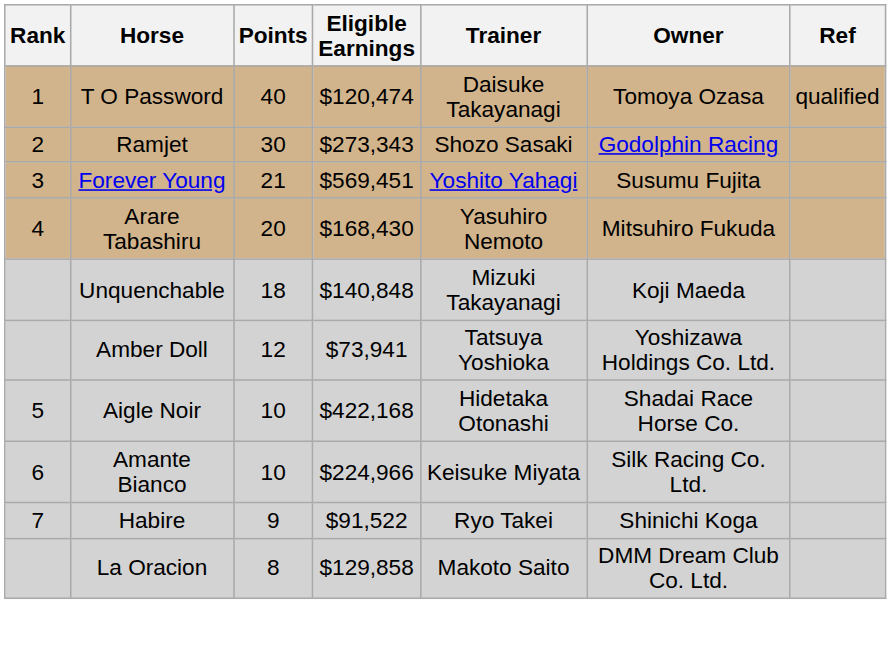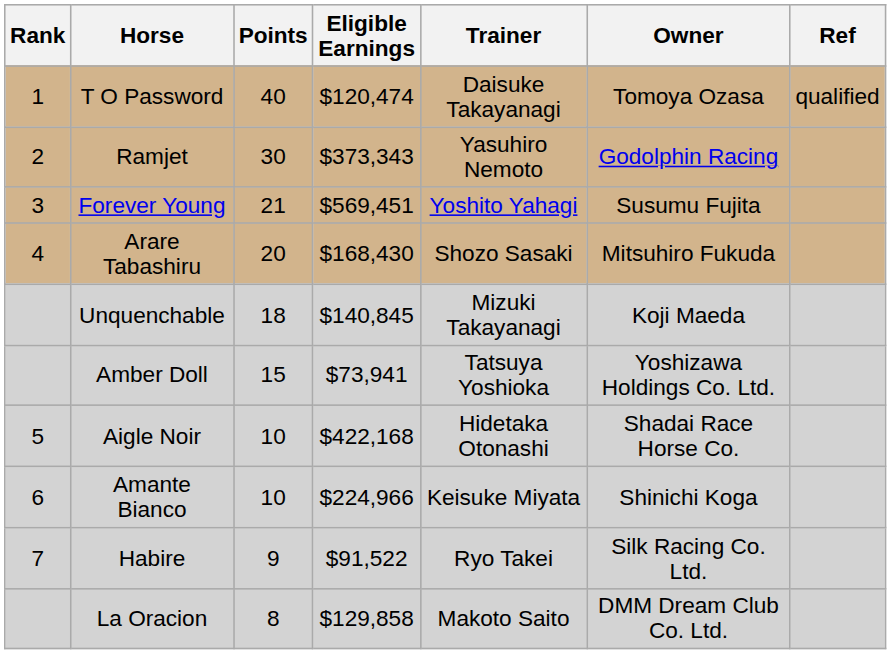(367, 145) $273,343 -> (367, 157) $373,343
(504, 145) Shozo Sasaki -> (504, 157) Yasuhiro Nemoto
(504, 229) Yasuhiro Nemoto -> (504, 254) Shozo Sasaki
(367, 290) $140,848 -> (367, 315) $140,845
(273, 350) 12 -> (273, 375) 15
(688, 472) Silk Racing Co. Ltd. -> (688, 497) Shinichi Koga
(688, 520) Shinichi Koga -> (688, 558) Silk Racing Co. Ltd.
